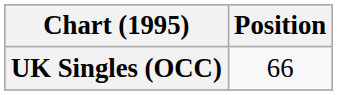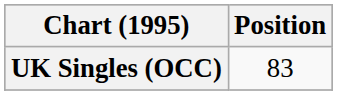(280, 68) 66 -> (280, 68) 83
